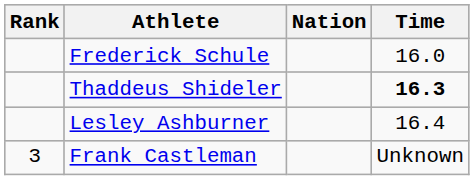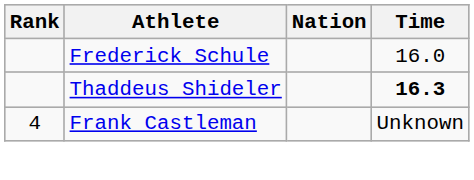- row: (169, 123)
(35, 157) 3 -> (35, 123) 4
